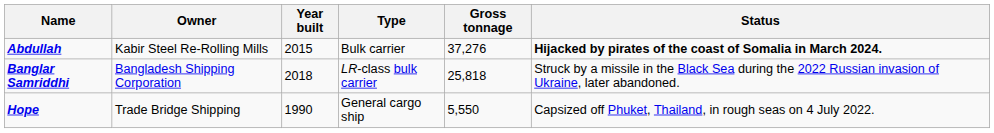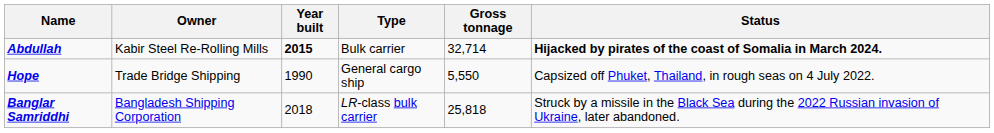(298, 48) normal -> (298, 48) bold
(467, 48) 37,276 -> (467, 48) 32,714
rows swapped: (38, 75) <-> (23, 110)
